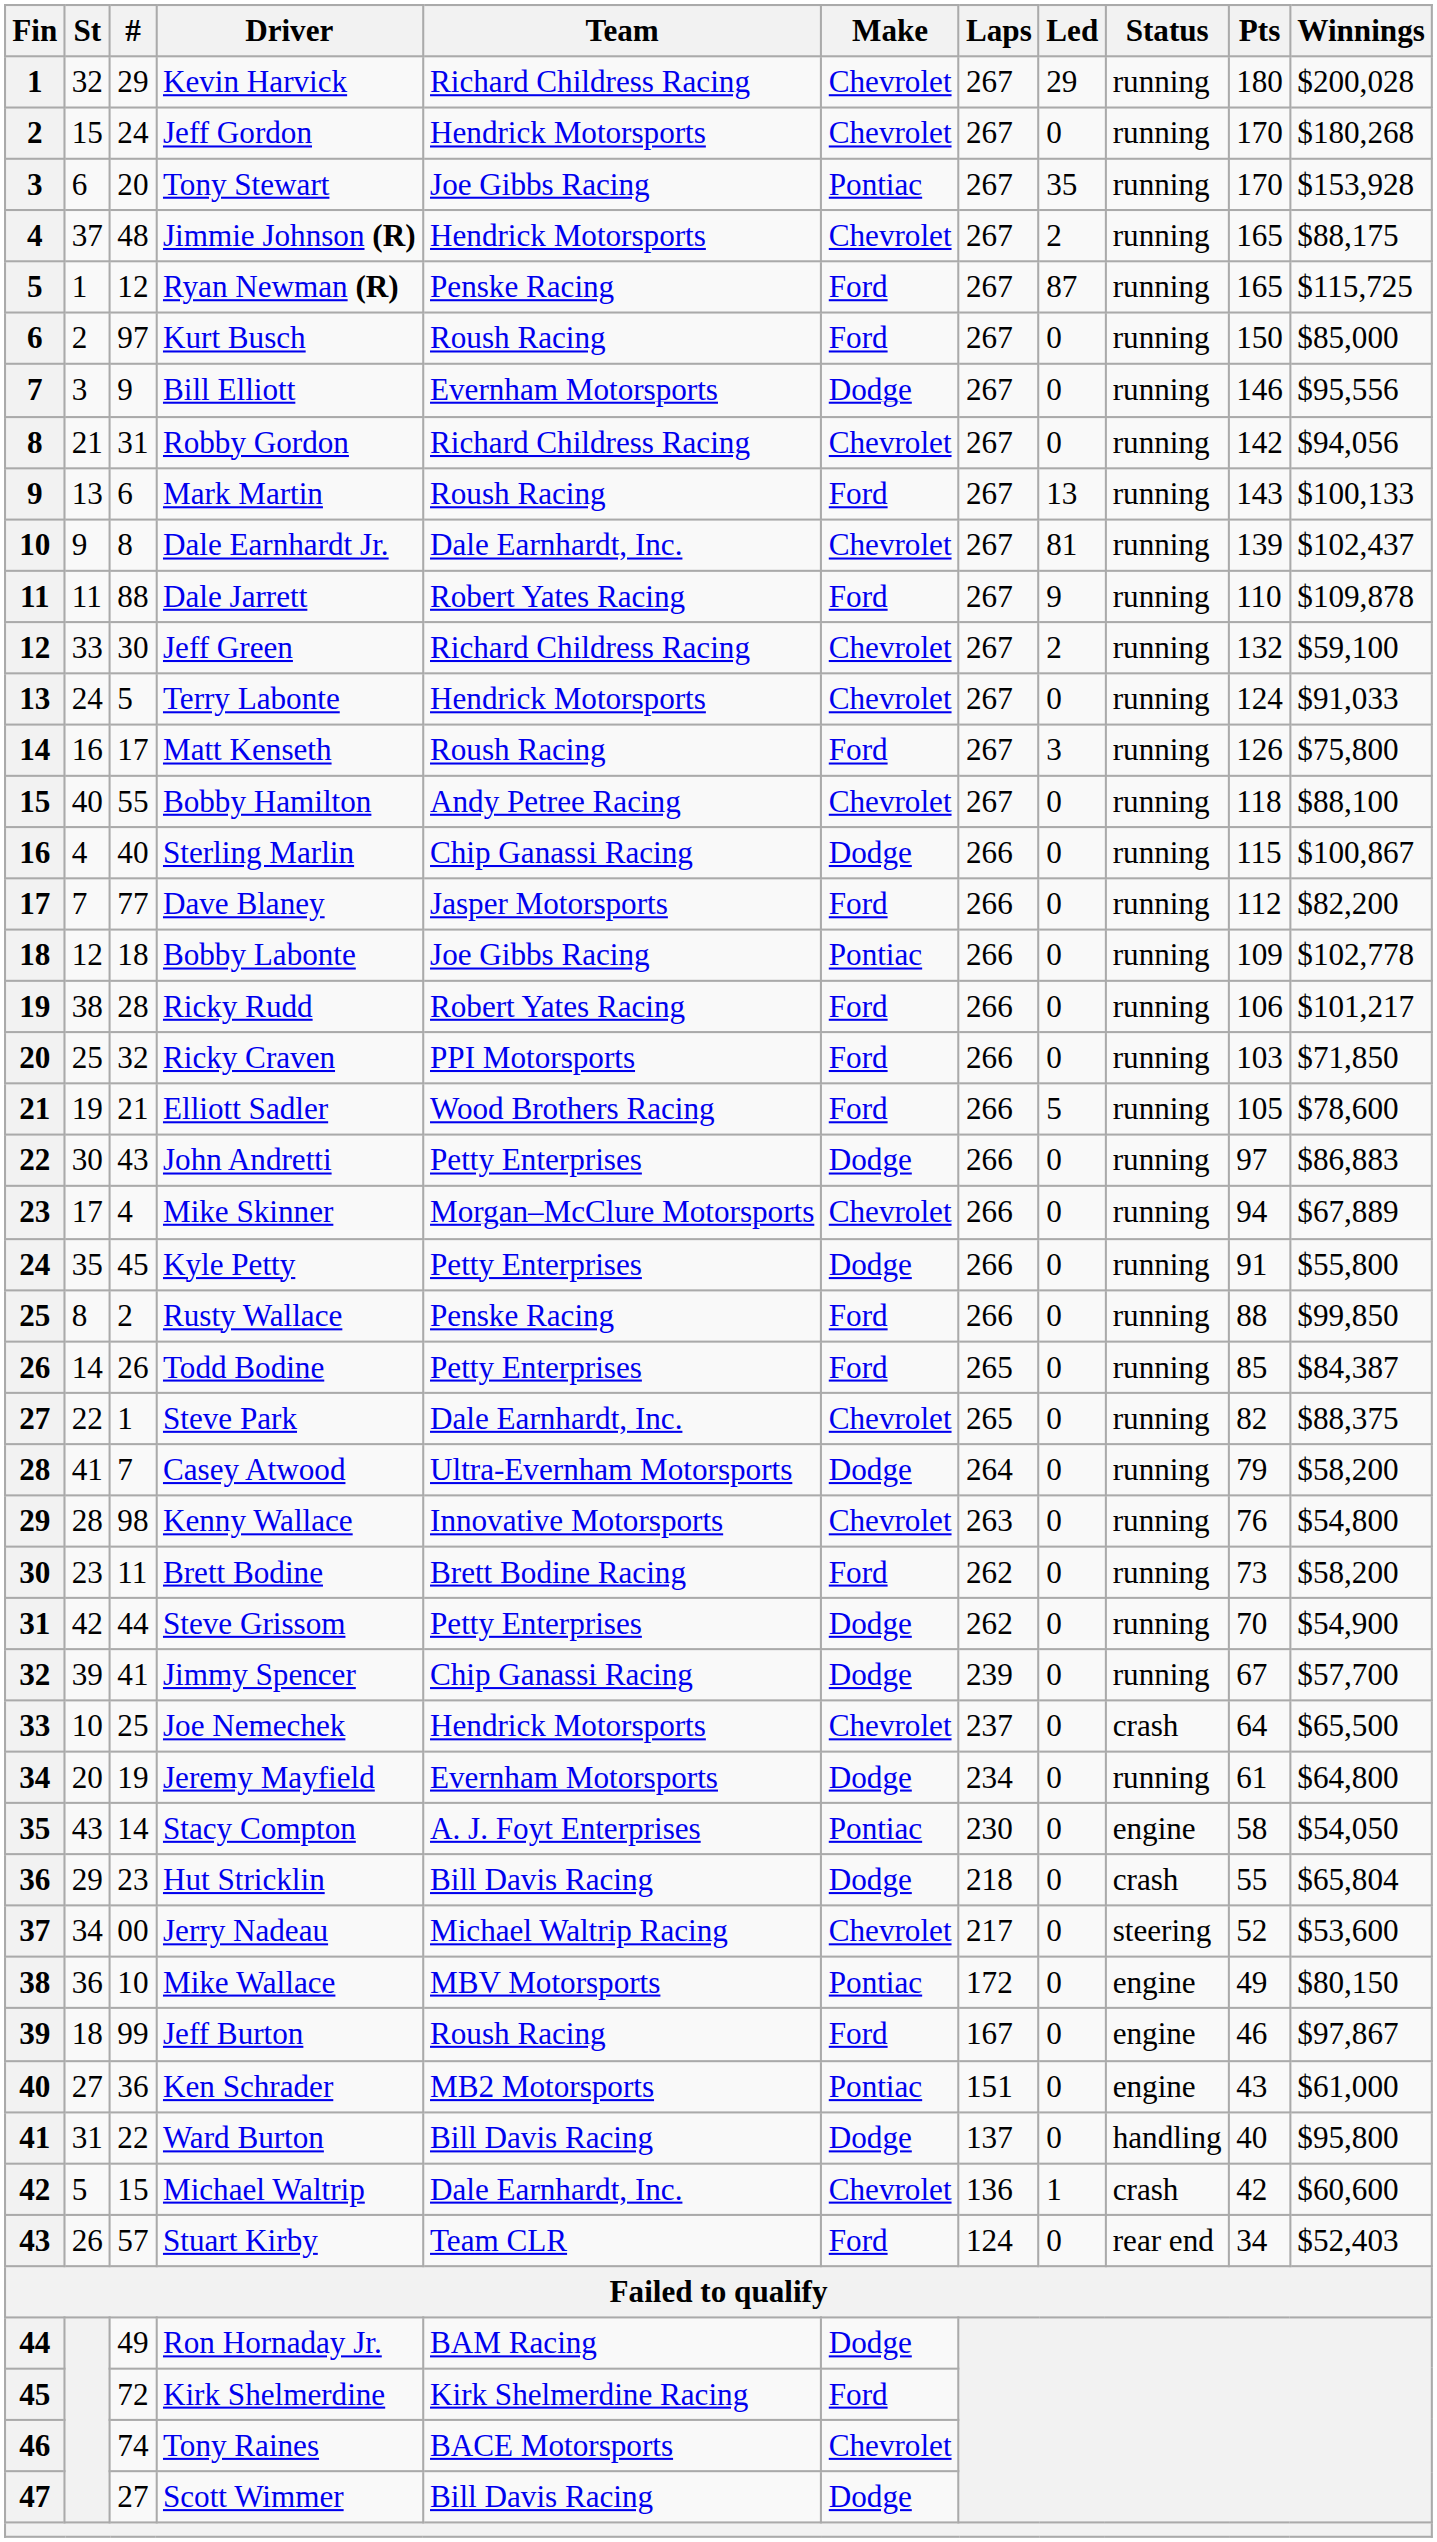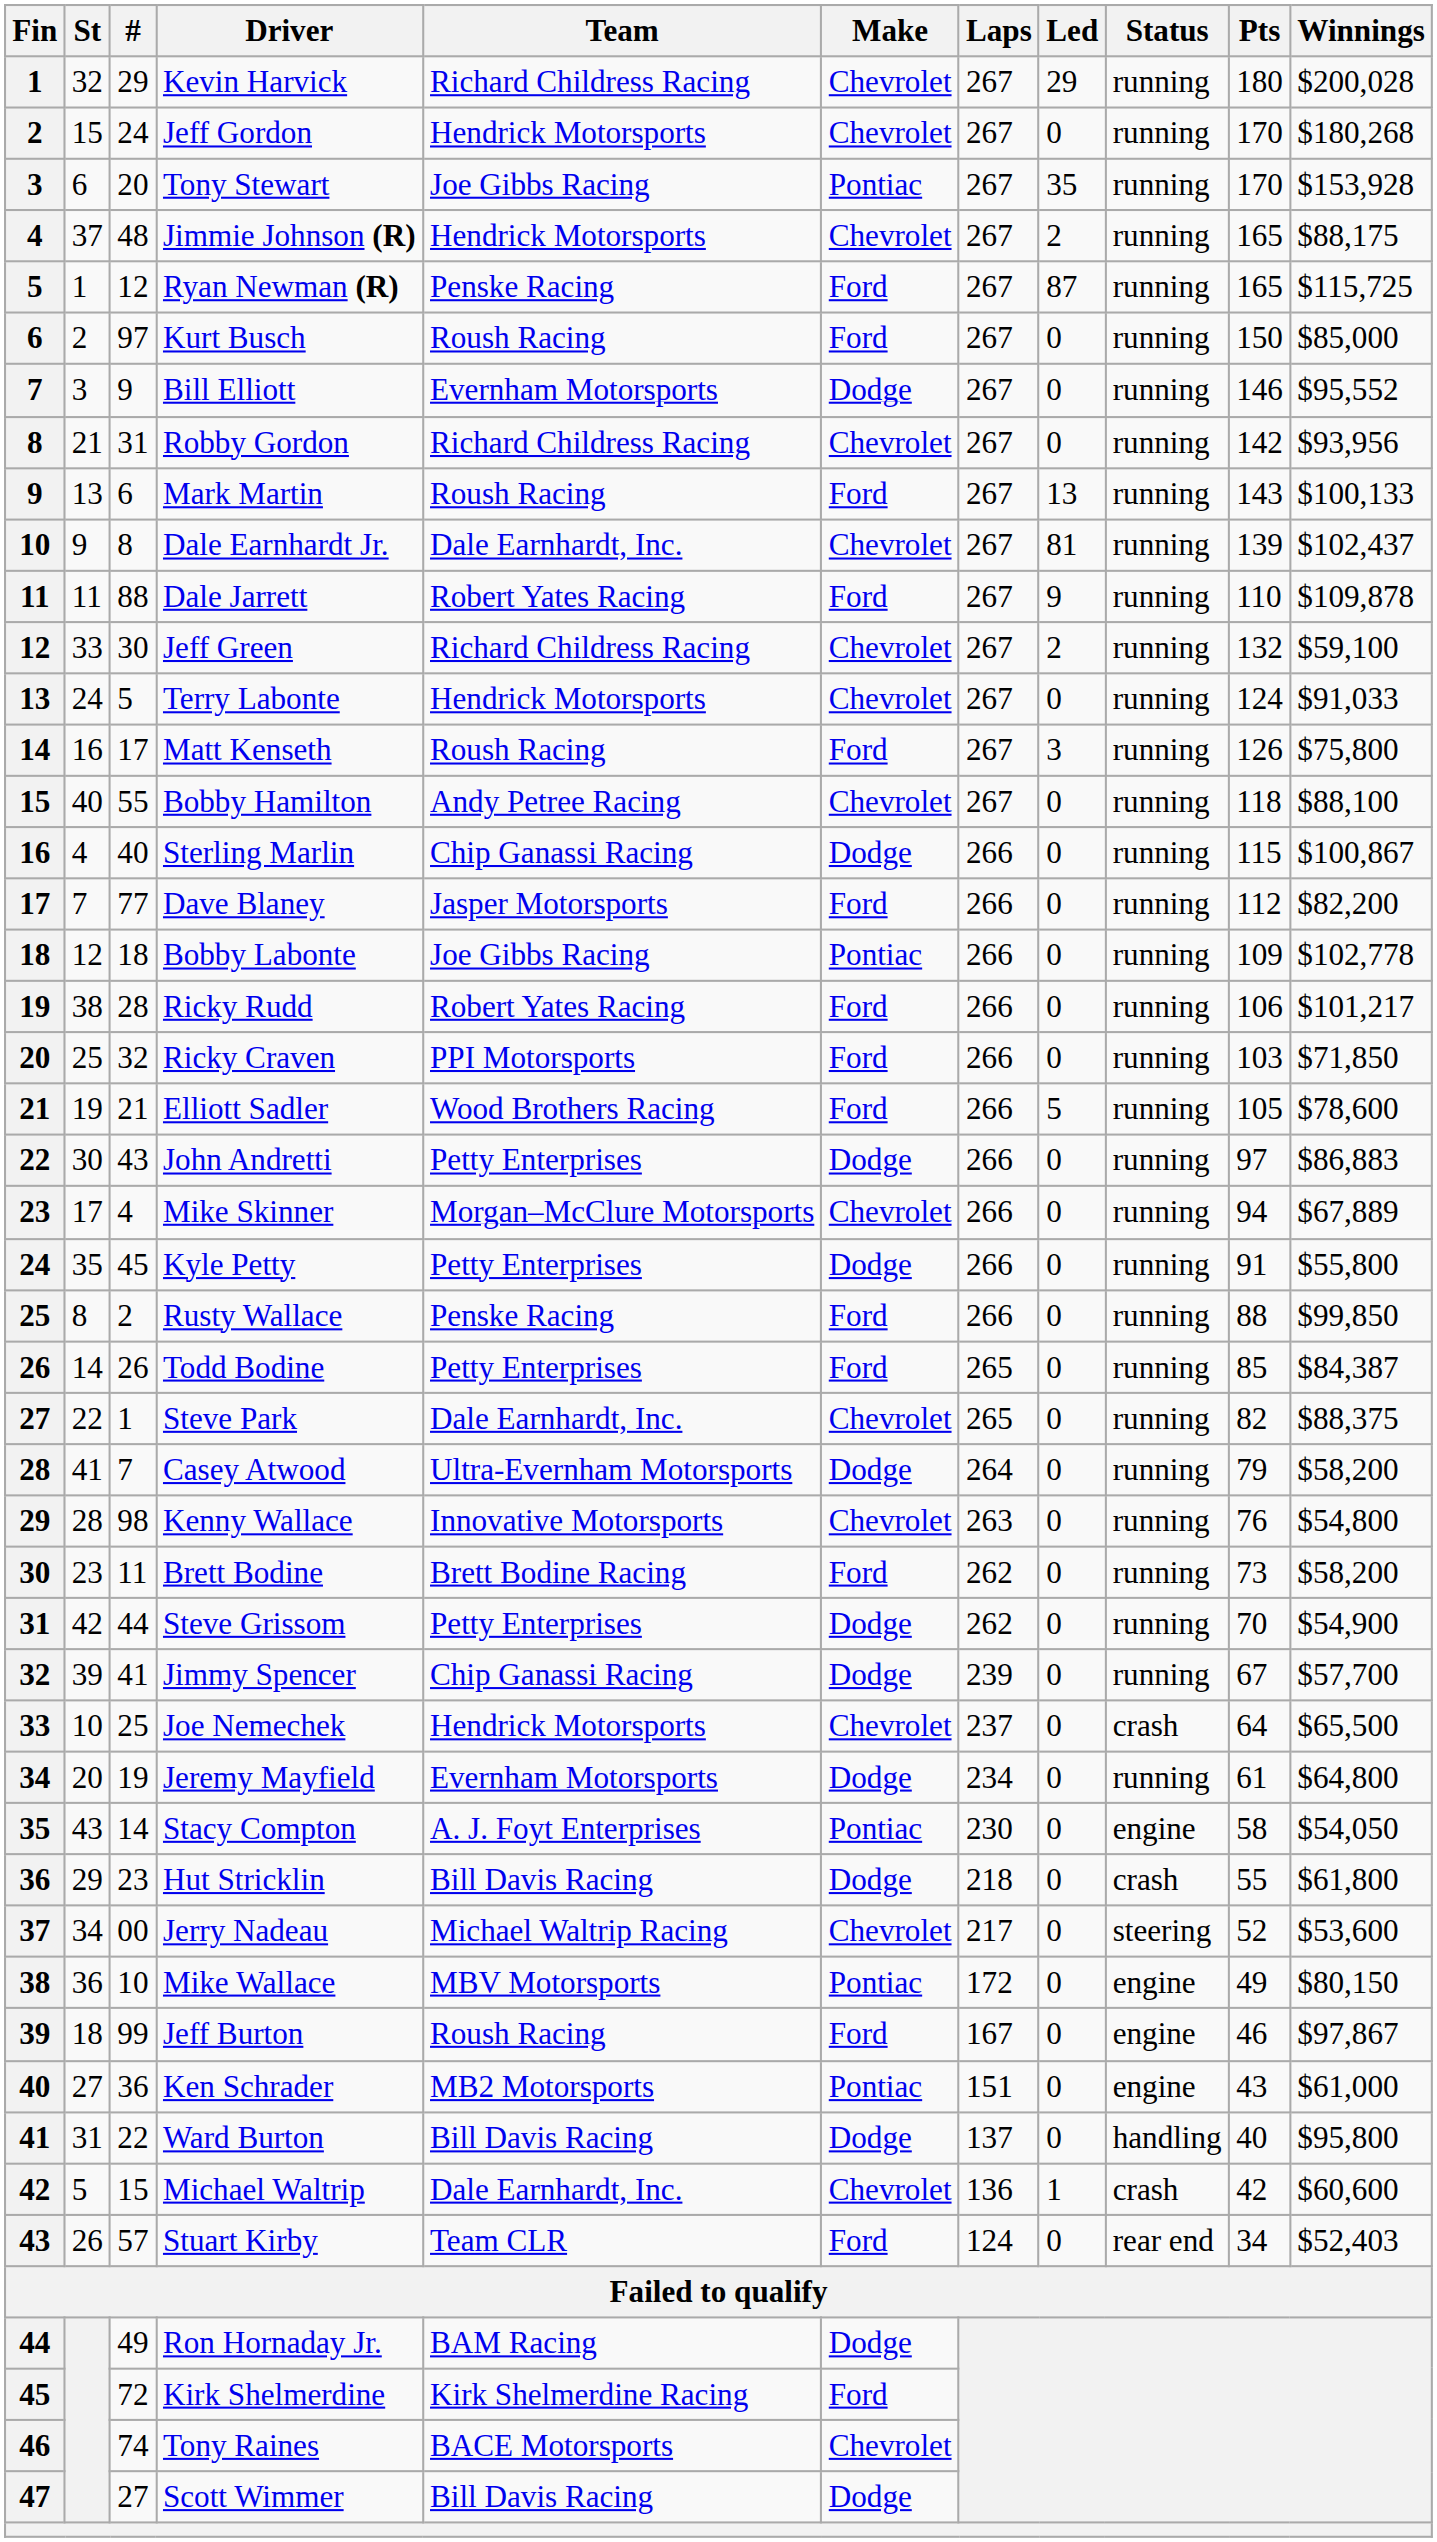(1348, 390) $95,556 -> (1348, 390) $95,552
(1348, 441) $94,056 -> (1348, 441) $93,956
(1348, 1879) $65,804 -> (1348, 1879) $61,800
